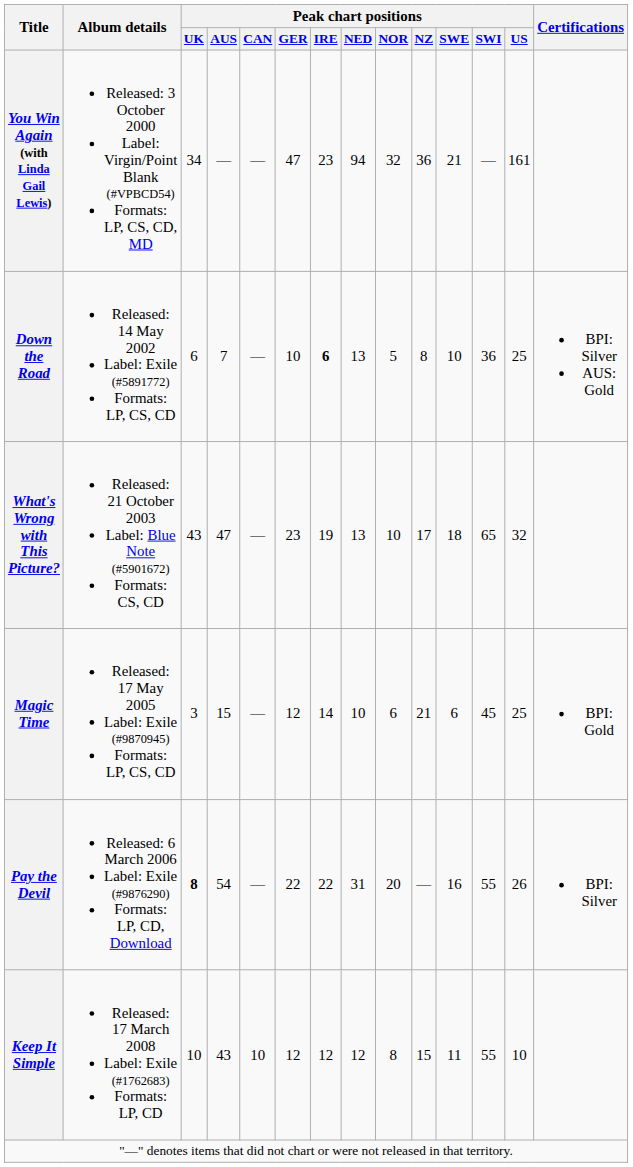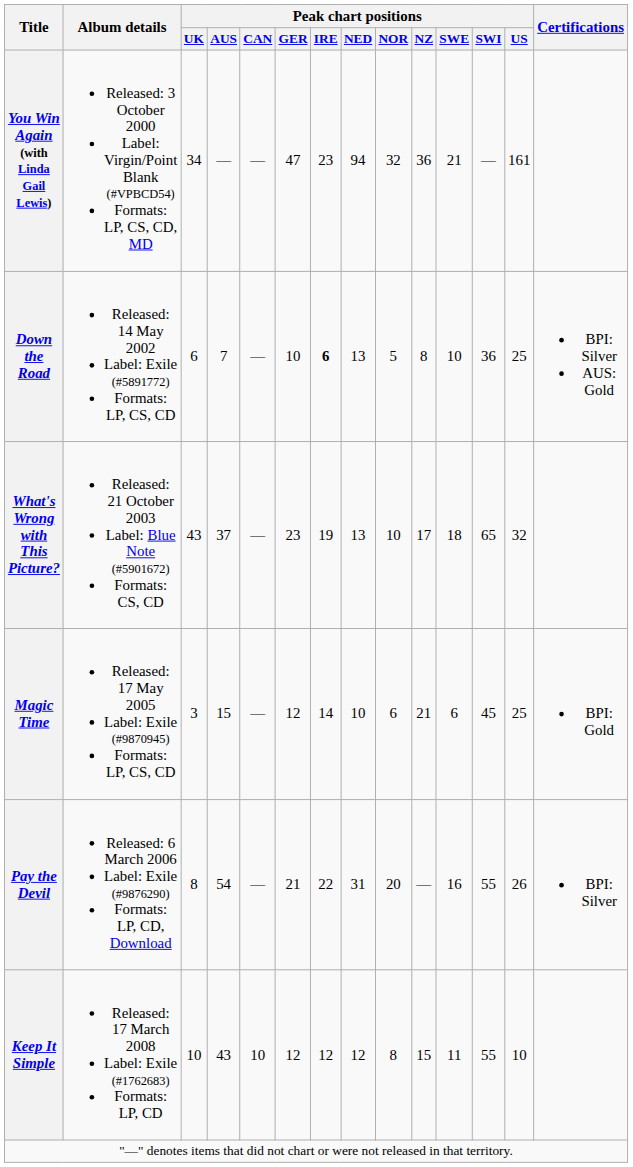(224, 535) 47 -> (224, 535) 37
(194, 884) bold -> (194, 884) normal
(293, 884) 22 -> (293, 884) 21
